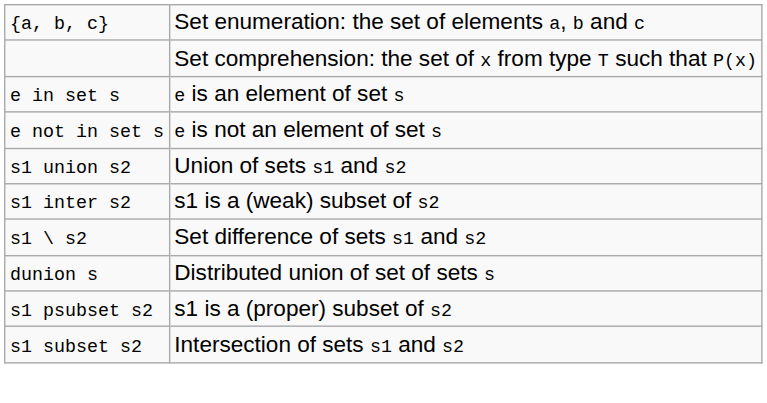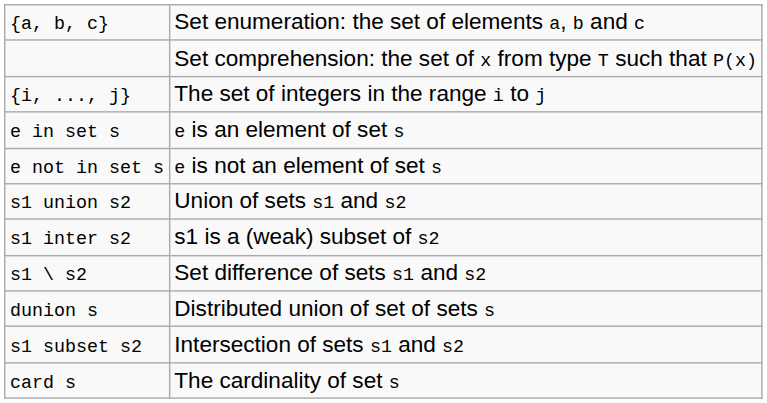+ row: (70, 96)
- row: (81, 311)
+ row: (43, 382)
